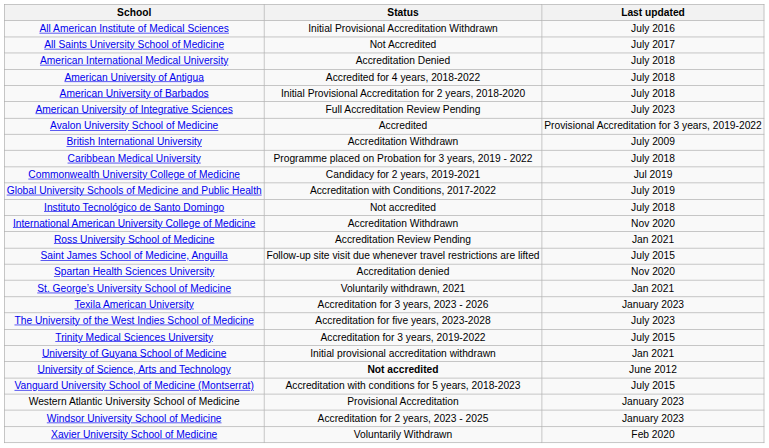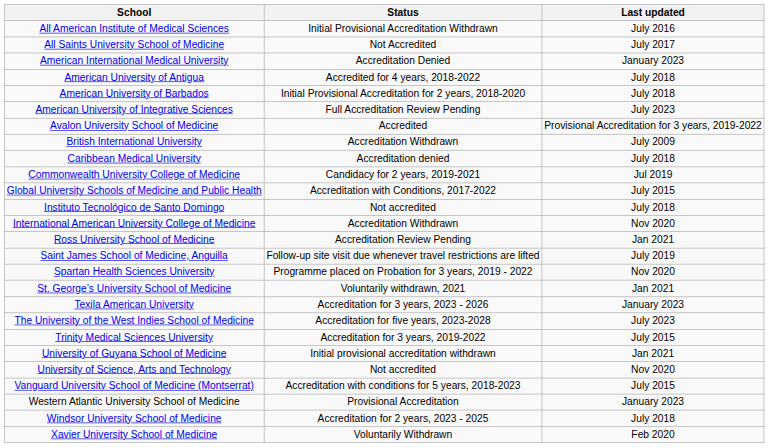(653, 61) July 2018 -> (653, 61) January 2023
(403, 158) Programme placed on Probation for 3 years, 2019 - 2022 -> (403, 158) Accreditation denied
(653, 191) July 2019 -> (653, 191) July 2015
(653, 256) July 2015 -> (653, 256) July 2019
(403, 272) Accreditation denied -> (403, 272) Programme placed on Probation for 3 years, 2019 - 2022
(403, 369) bold -> (403, 369) normal
(653, 369) June 2012 -> (653, 369) Nov 2020
(653, 418) January 2023 -> (653, 418) July 2018
